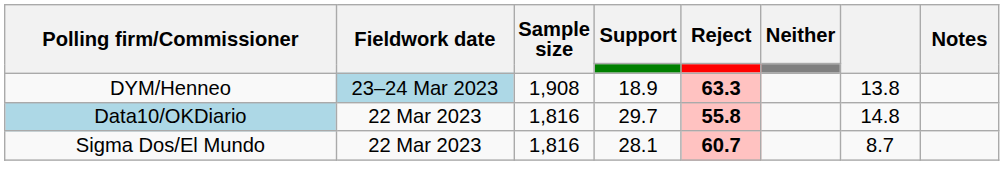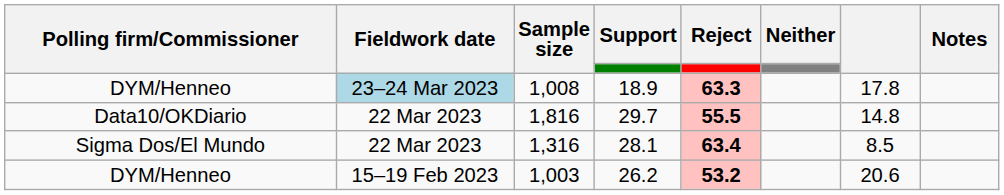(554, 88) 1,908 -> (554, 88) 1,008
(880, 88) 13.8 -> (880, 88) 17.8
(170, 117) lightblue background -> (170, 117) no background
(721, 117) 55.8 -> (721, 117) 55.5
(554, 146) 1,816 -> (554, 146) 1,316
(721, 146) 60.7 -> (721, 146) 63.4
(880, 146) 8.7 -> (880, 146) 8.5
+ row: (638, 175)
